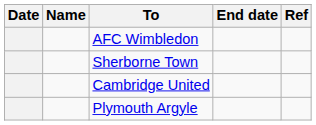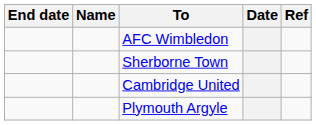columns swapped: (24, 16) <-> (247, 16)
